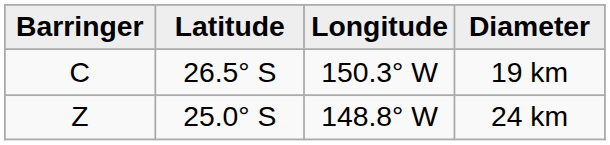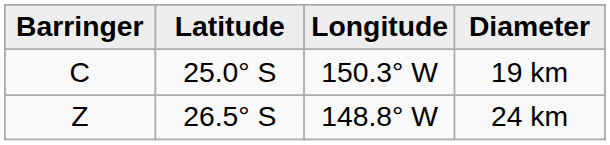(230, 71) 26.5° S -> (230, 71) 25.0° S
(230, 116) 25.0° S -> (230, 116) 26.5° S
